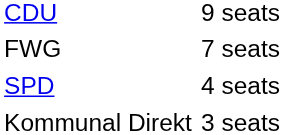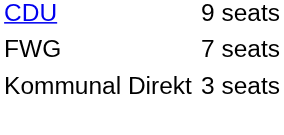- row: (29, 86)
